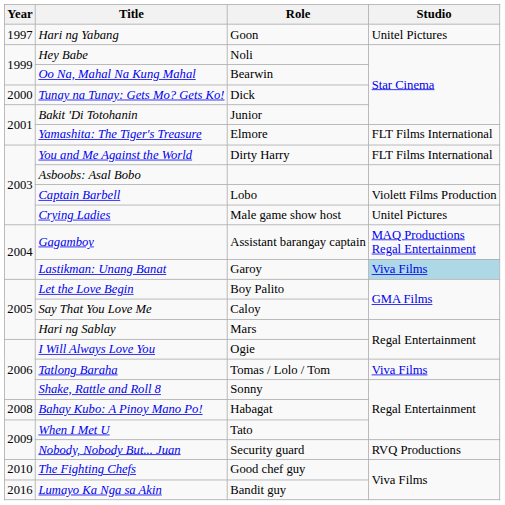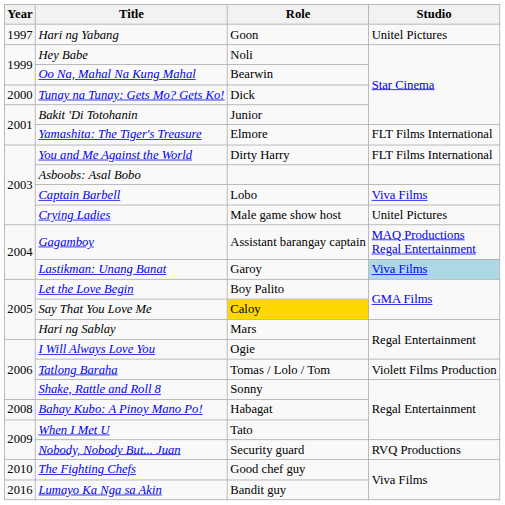(434, 194) Violett Films Production -> (400, 194) Viva Films
(245, 309) no background -> (245, 309) gold background
(400, 369) Viva Films -> (434, 369) Violett Films Production
